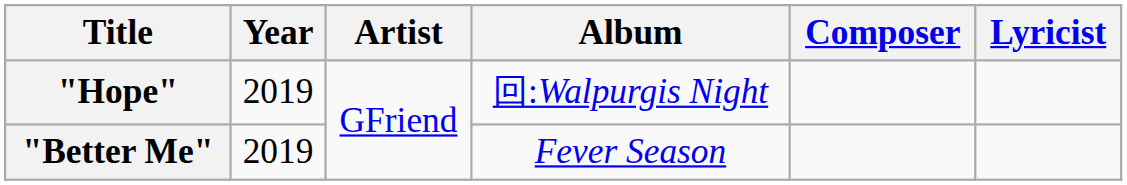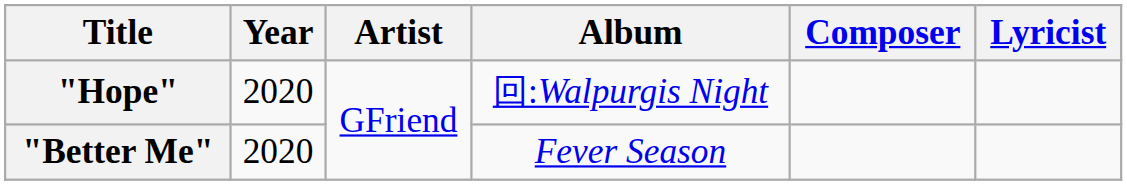(278, 91) 2019 -> (278, 91) 2020
(278, 151) 2019 -> (278, 151) 2020
